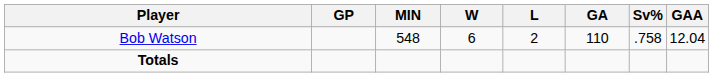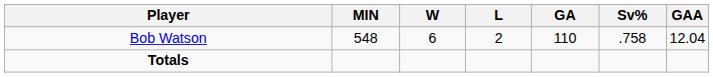- column: (344, 15)
